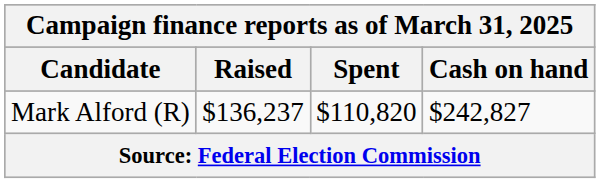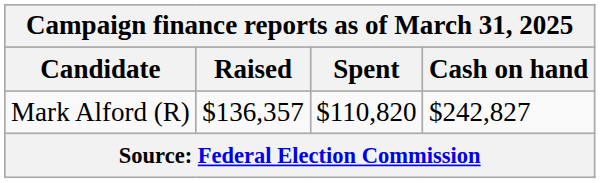(253, 111) $136,237 -> (253, 111) $136,357
